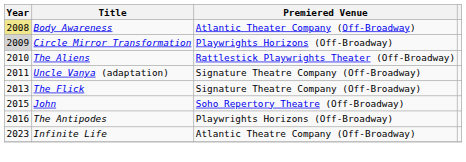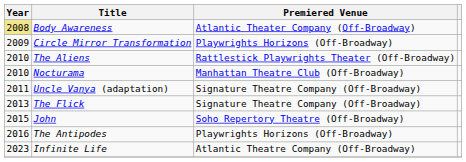(18, 42) lightgrey background -> (18, 42) no background
+ row: (59, 73)
